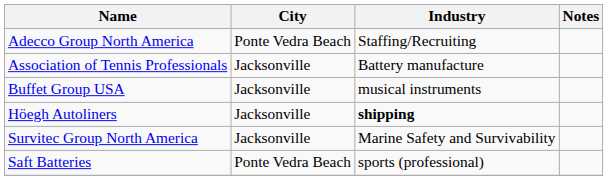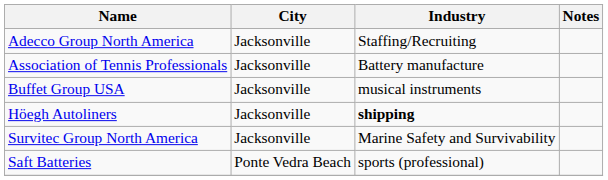(293, 41) Ponte Vedra Beach -> (272, 41) Jacksonville
